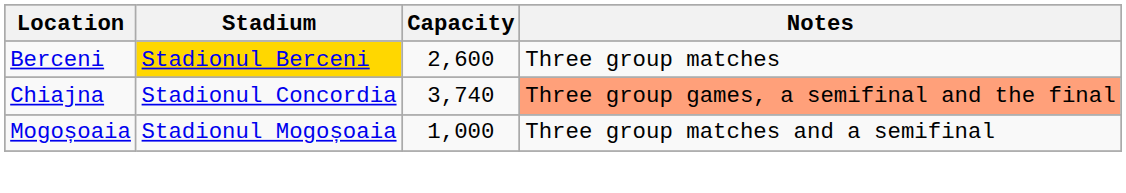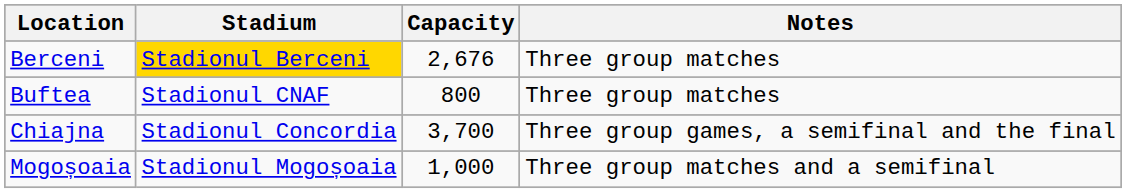(461, 60) 2,600 -> (461, 60) 2,676
+ row: (50, 96)
(461, 96) 3,740 -> (461, 132) 3,700
(820, 96) lightsalmon background -> (820, 132) no background
